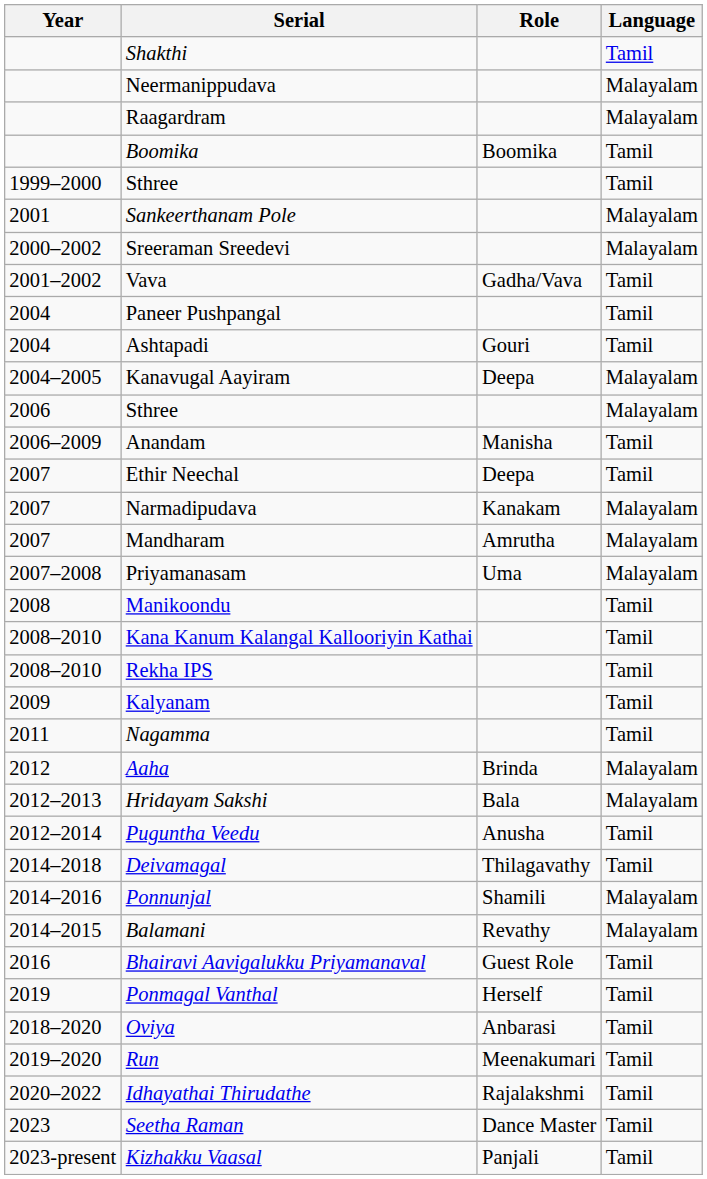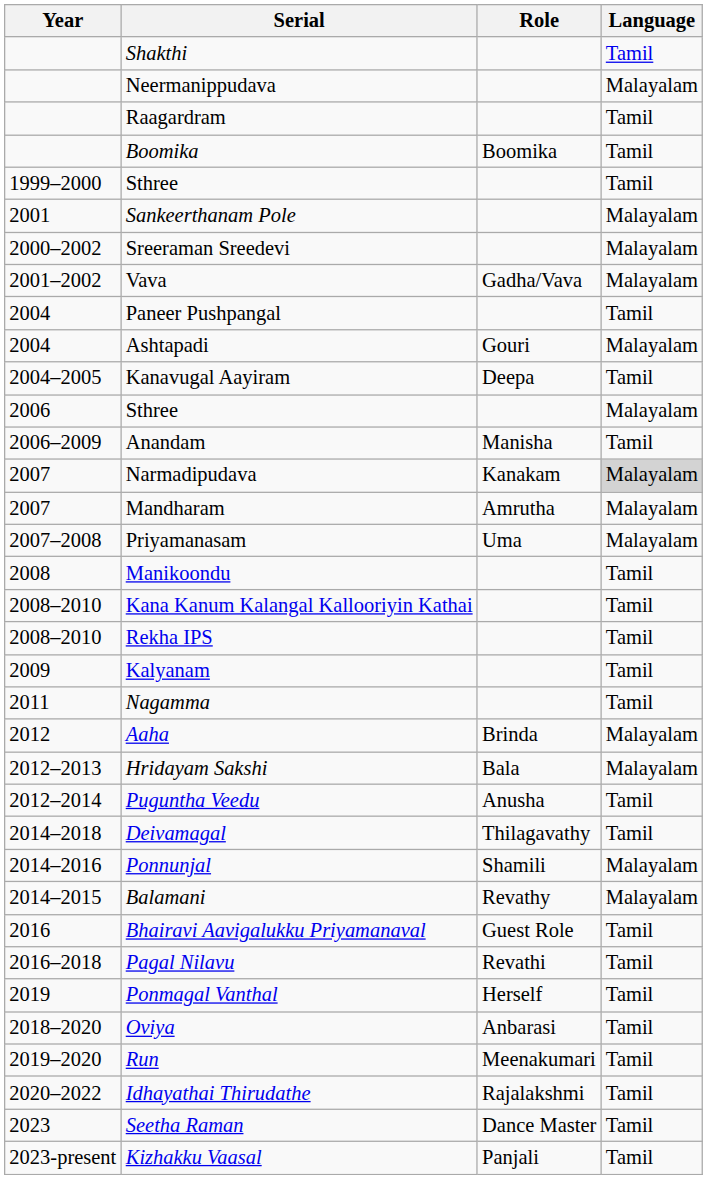(652, 118) Malayalam -> (630, 118) Tamil
(630, 280) Tamil -> (652, 280) Malayalam
(630, 345) Tamil -> (652, 345) Malayalam
(652, 378) Malayalam -> (630, 378) Tamil
- row: (30, 475)
(652, 507) no background -> (652, 475) lightgrey background
+ row: (55, 962)
